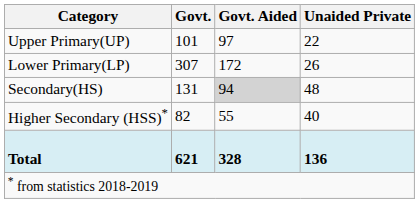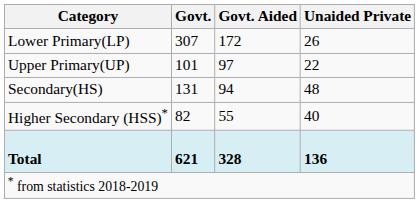rows swapped: (69, 65) <-> (69, 41)
(226, 89) lightgrey background -> (226, 89) no background
